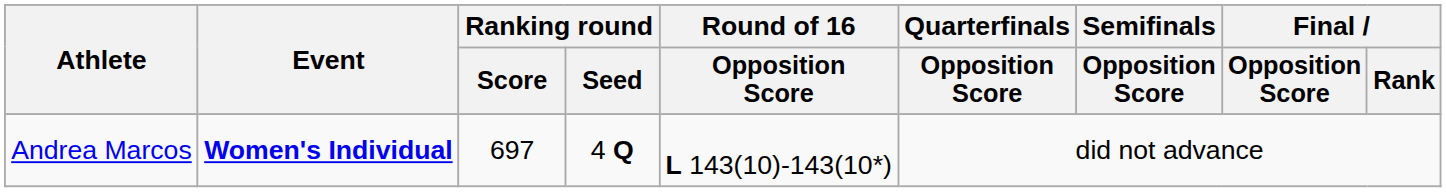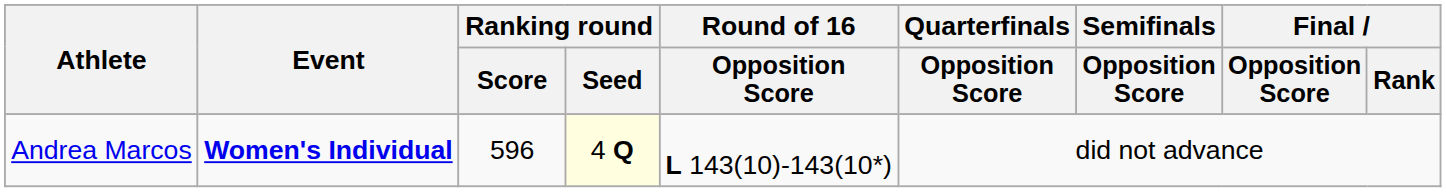(512, 151) 697 -> (512, 151) 596
(612, 151) no background -> (612, 151) lightyellow background
